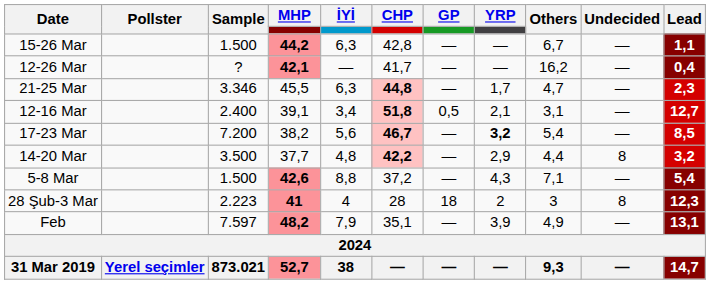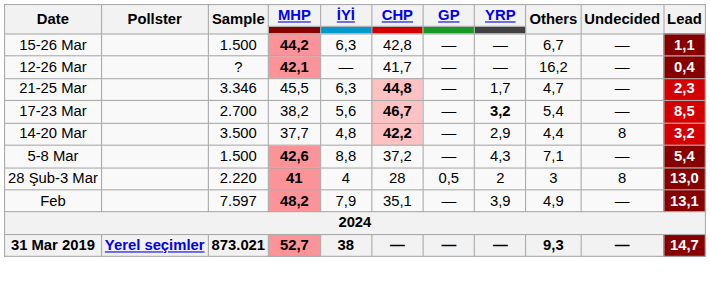- row: (53, 111)
(238, 133) 7.200 -> (238, 111) 2.700
(238, 200) 2.223 -> (238, 178) 2.220
(449, 200) 18 -> (449, 178) 0,5
(684, 200) 12,3 -> (684, 178) 13,0
